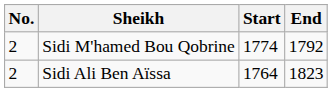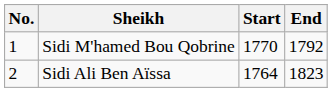(13, 45) 2 -> (13, 45) 1
(260, 45) 1774 -> (260, 45) 1770
